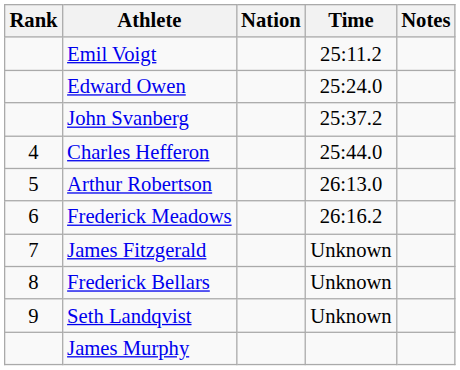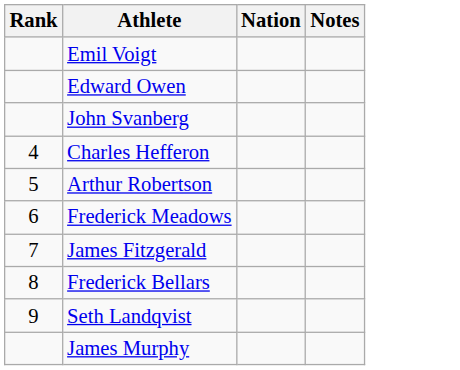- column: (351, 20)
